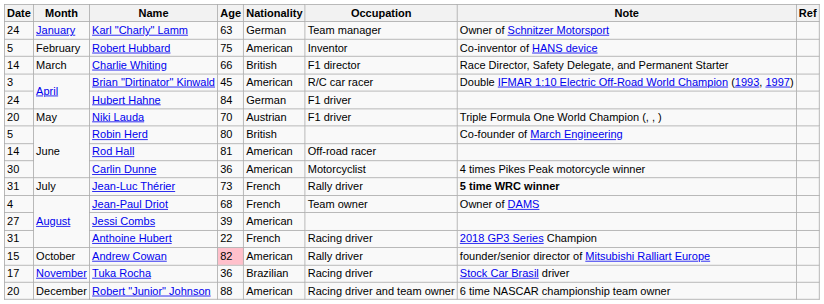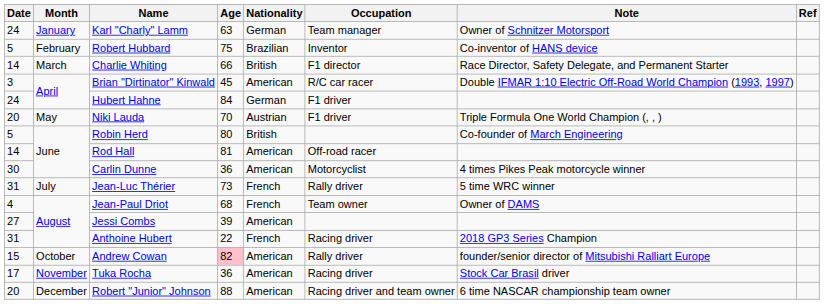(269, 47) American -> (267, 47) Brazilian
(510, 186) bold -> (507, 186) normal
(267, 273) Brazilian -> (269, 273) American
